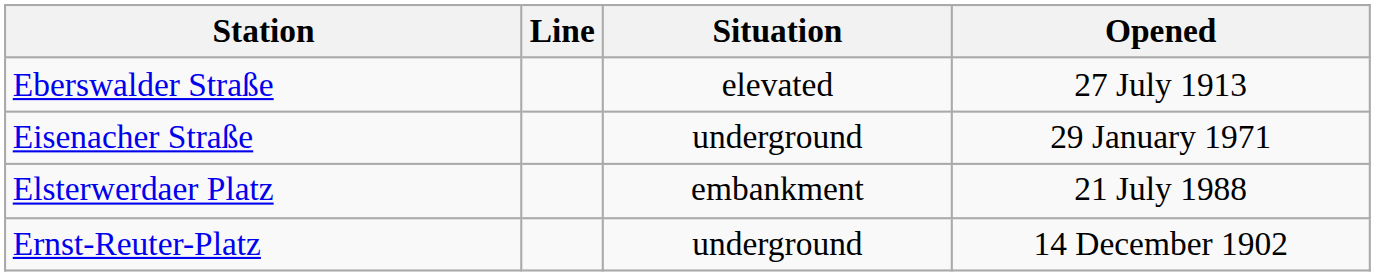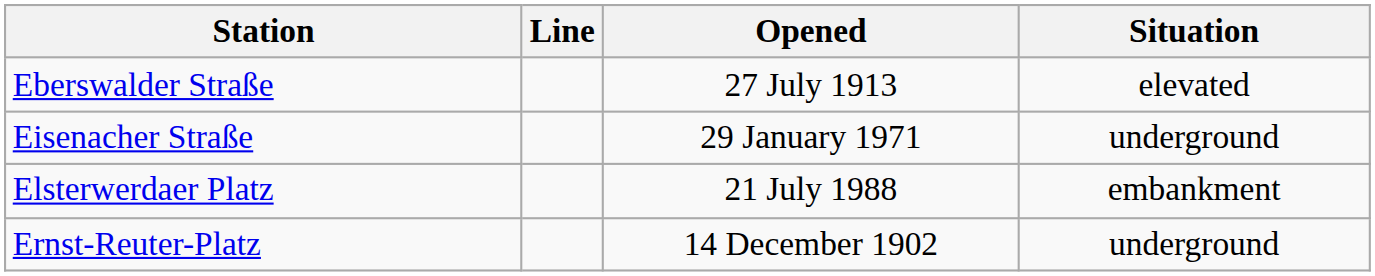columns swapped: (1161, 31) <-> (777, 31)
